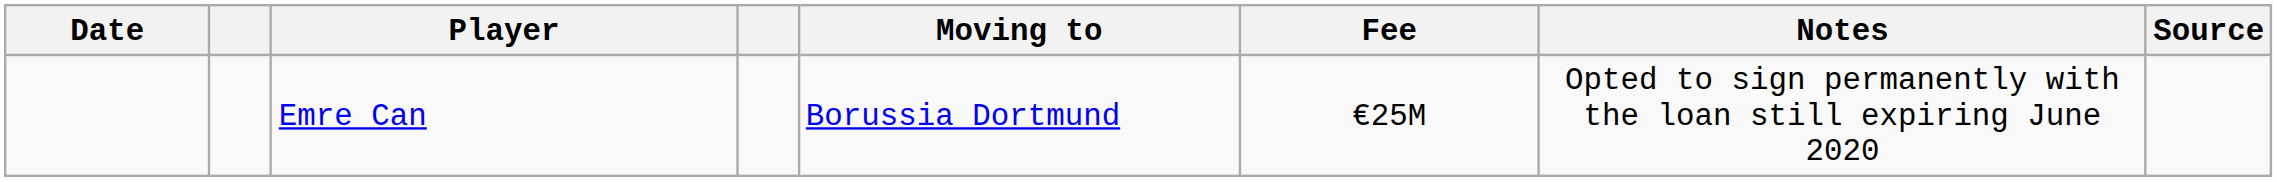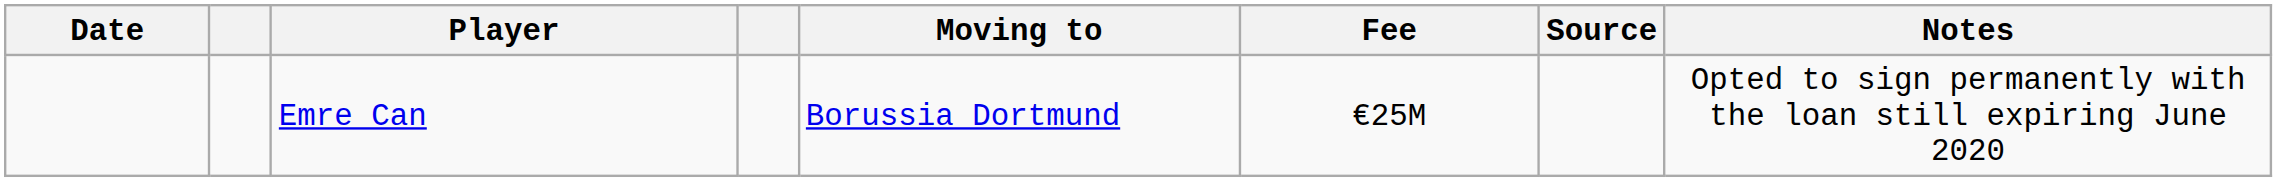columns swapped: (1842, 30) <-> (2209, 30)
